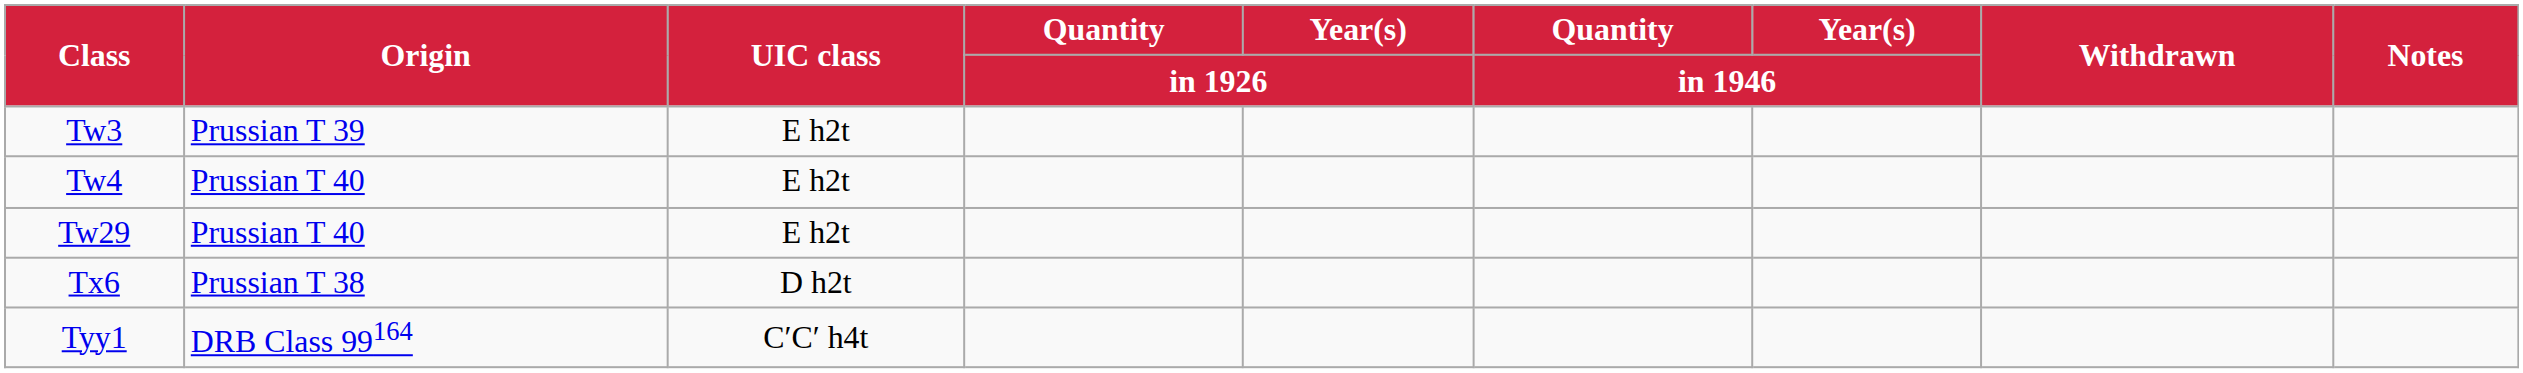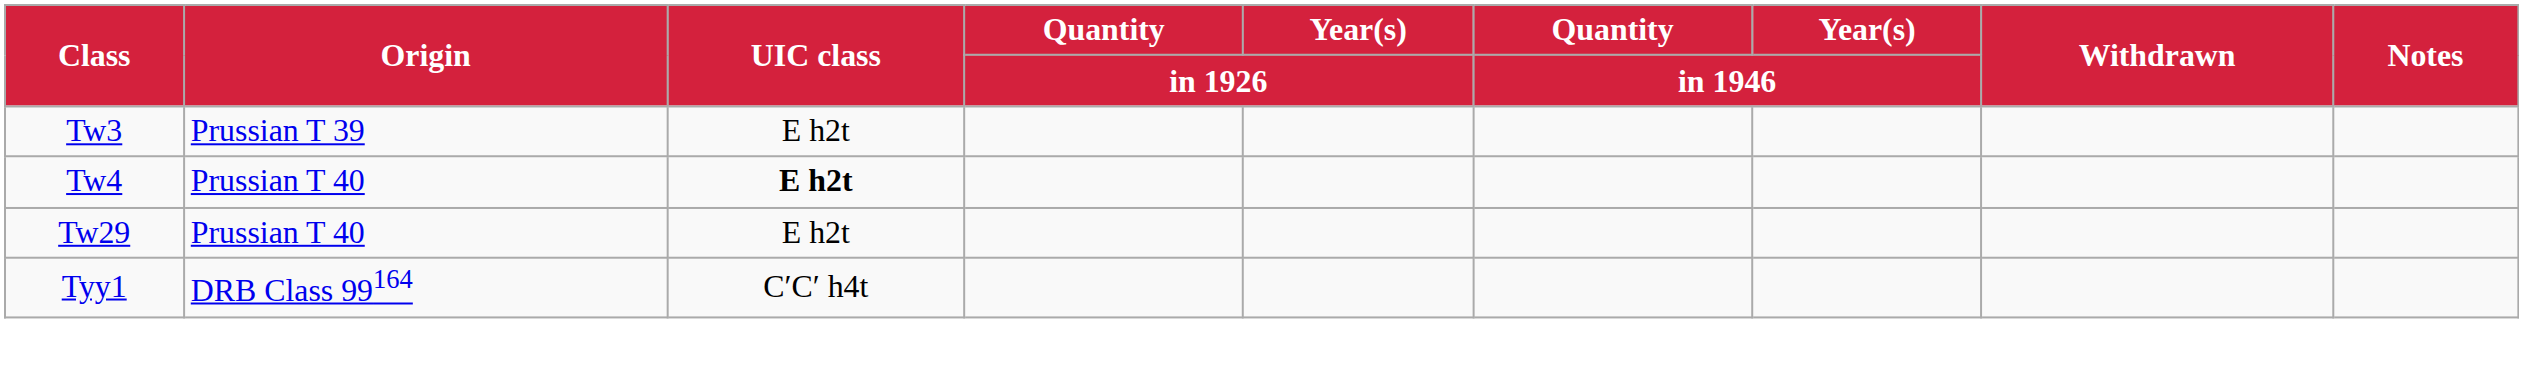(816, 181) normal -> (816, 181) bold
- row: (94, 282)
